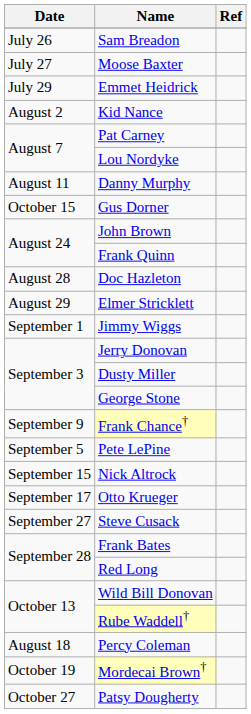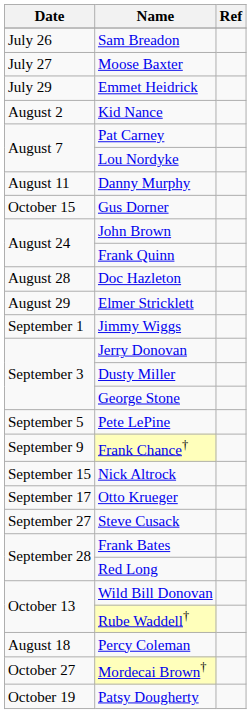rows swapped: (134, 449) <-> (143, 423)
(42, 670) October 19 -> (42, 670) October 27
(42, 696) October 27 -> (42, 696) October 19
